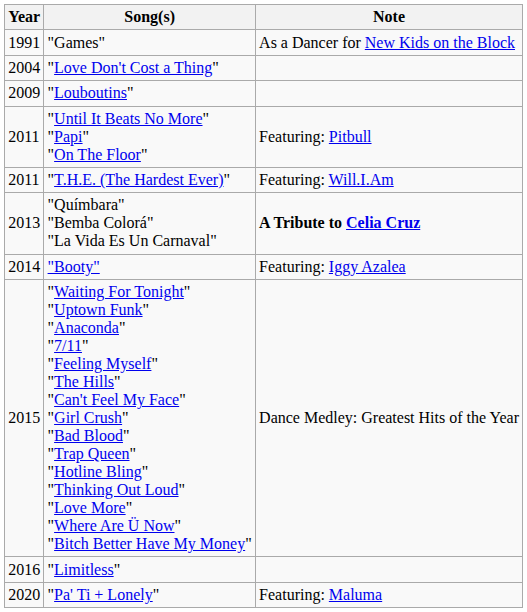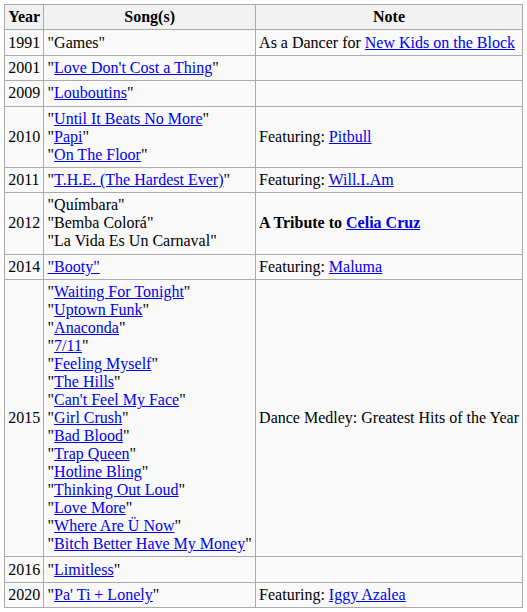(24, 67) 2004 -> (24, 67) 2001
(24, 136) 2011 -> (24, 136) 2010
(24, 223) 2013 -> (24, 223) 2012
(332, 266) Featuring: Iggy Azalea -> (321, 266) Featuring: Maluma
(321, 594) Featuring: Maluma -> (332, 594) Featuring: Iggy Azalea
